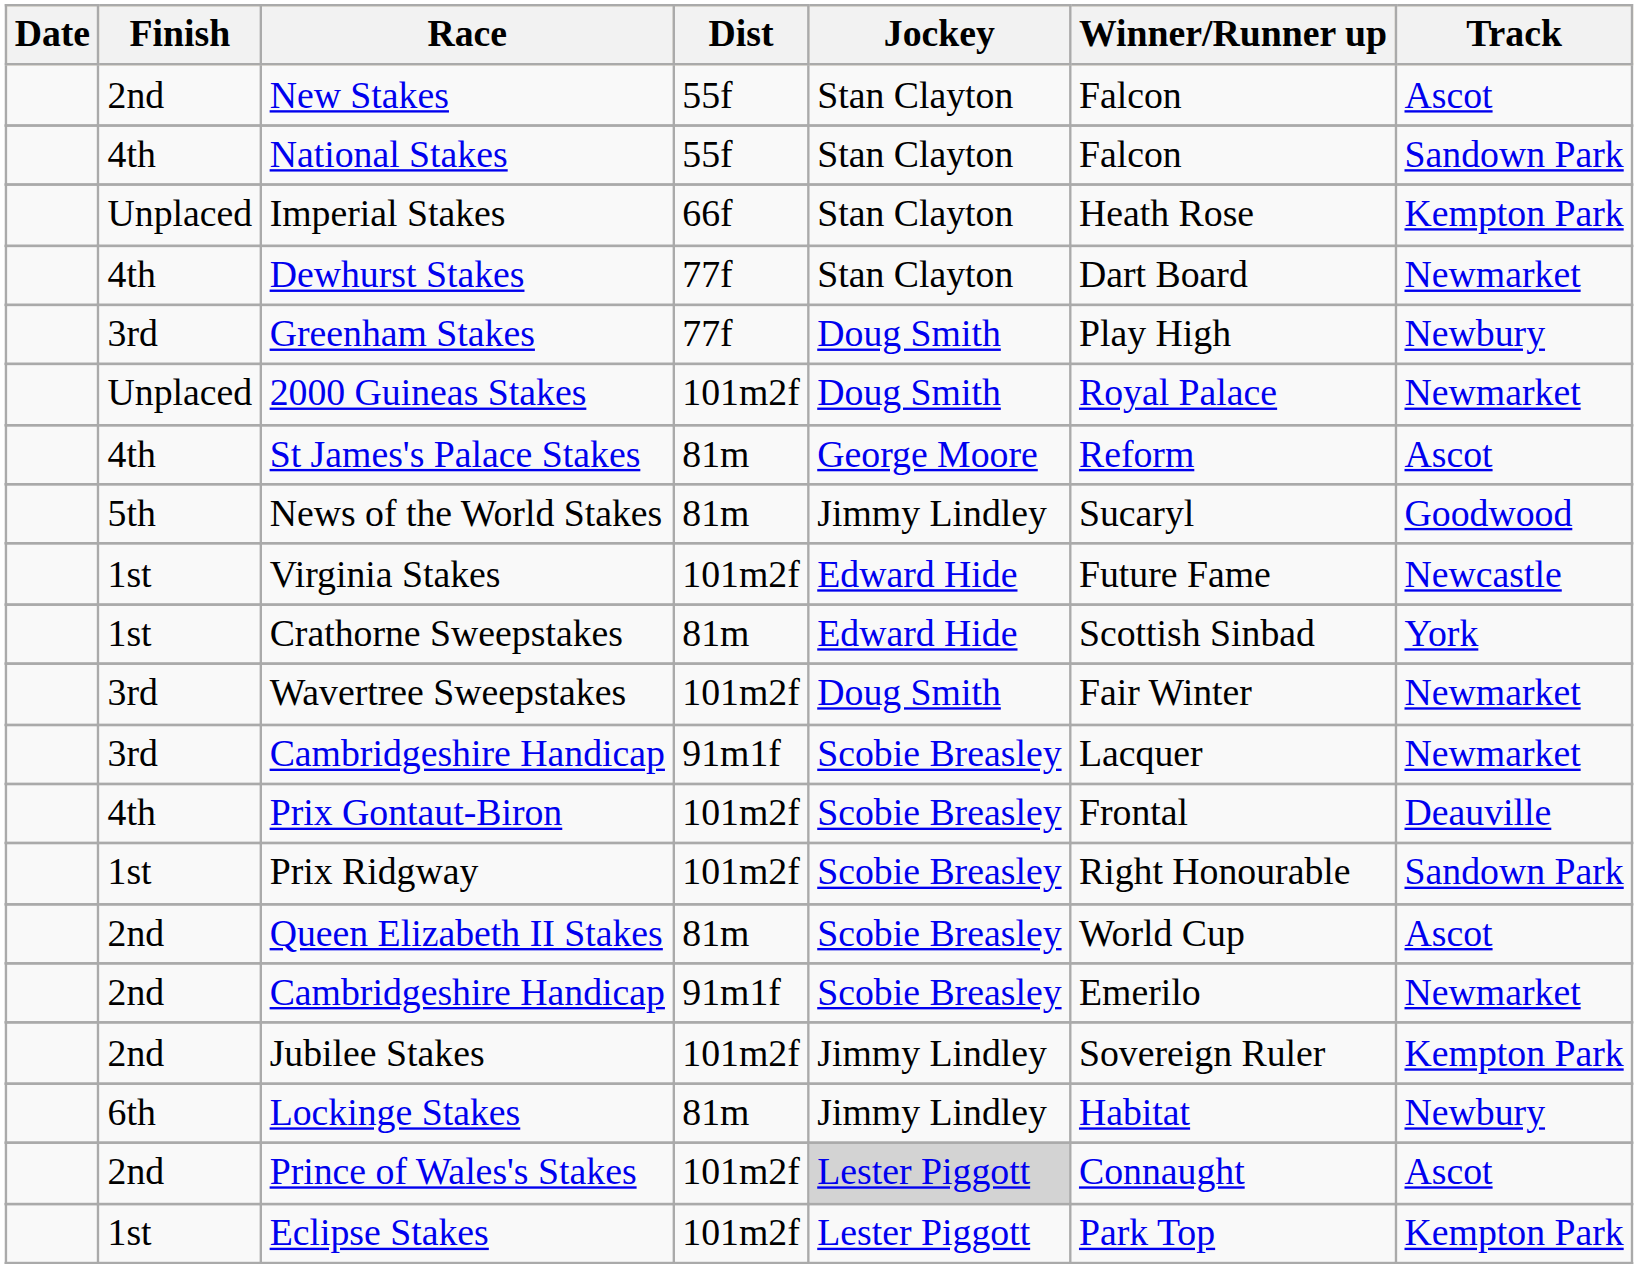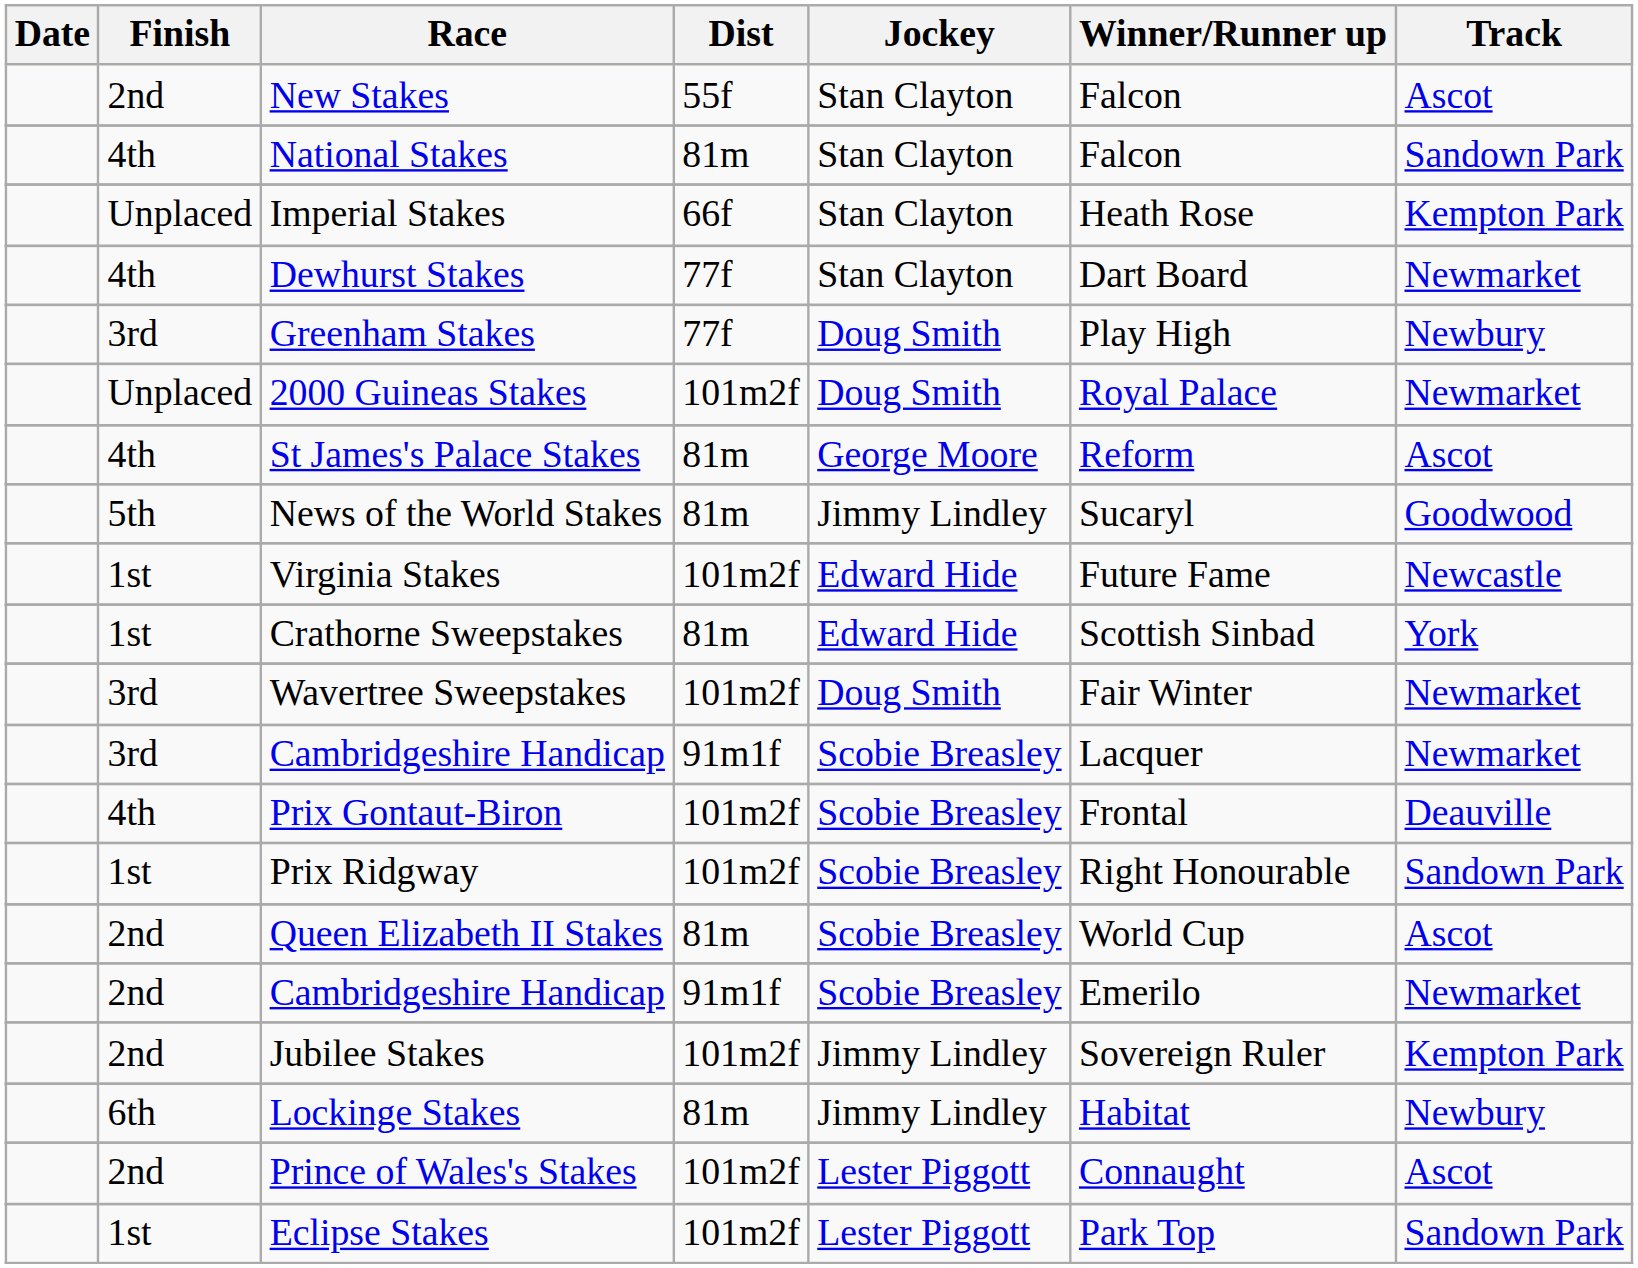(708, 154) 55f -> (716, 154) 81m
(924, 1172) lightgrey background -> (924, 1172) no background
(1514, 1232) Kempton Park -> (1514, 1232) Sandown Park
